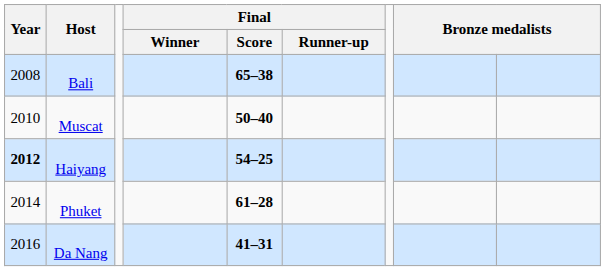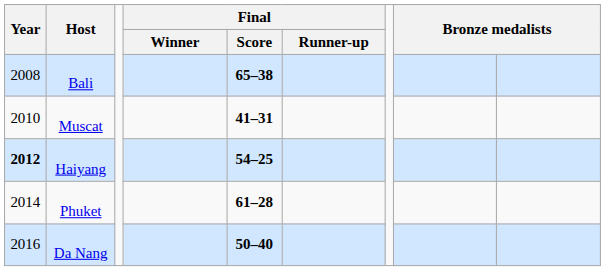(254, 117) 50–40 -> (254, 117) 41–31
(254, 245) 41–31 -> (254, 245) 50–40
